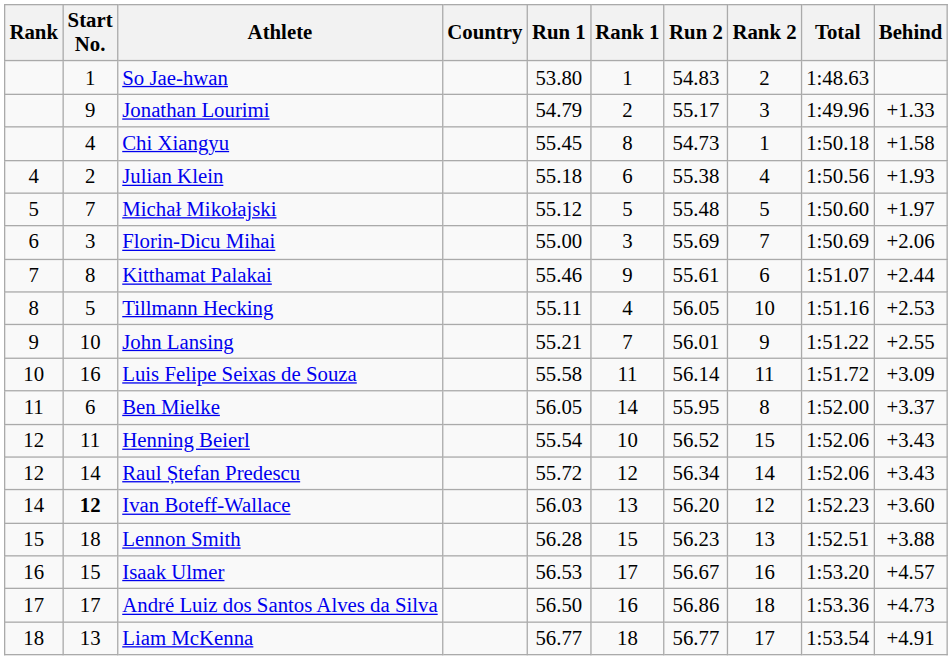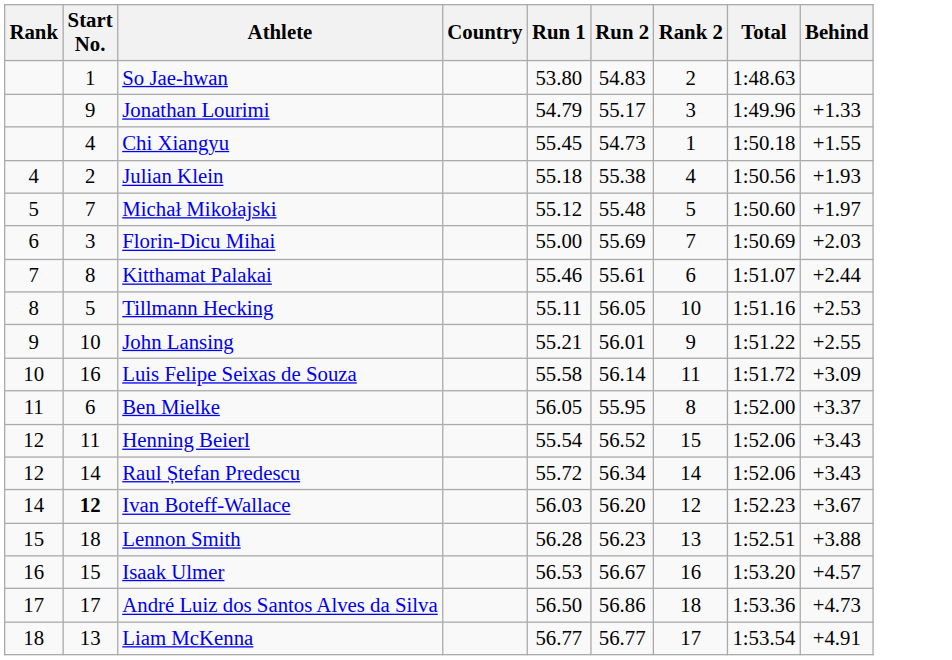- column: (627, 32)
(911, 143) +1.58 -> (837, 143) +1.55
(911, 242) +2.06 -> (837, 242) +2.03
(911, 506) +3.60 -> (837, 506) +3.67
